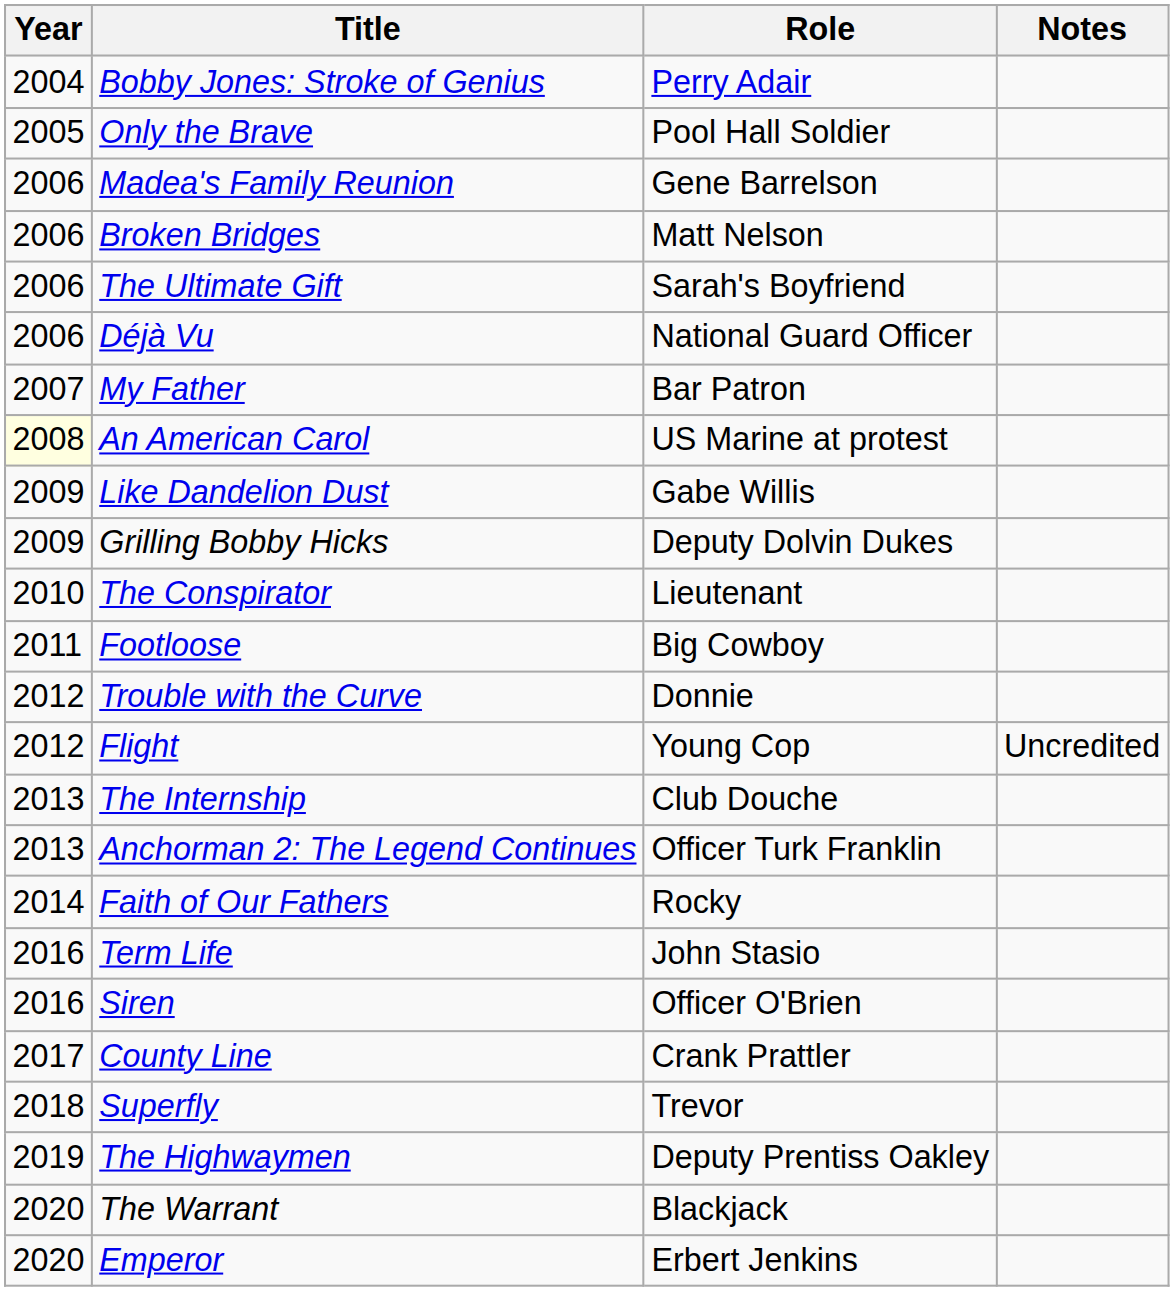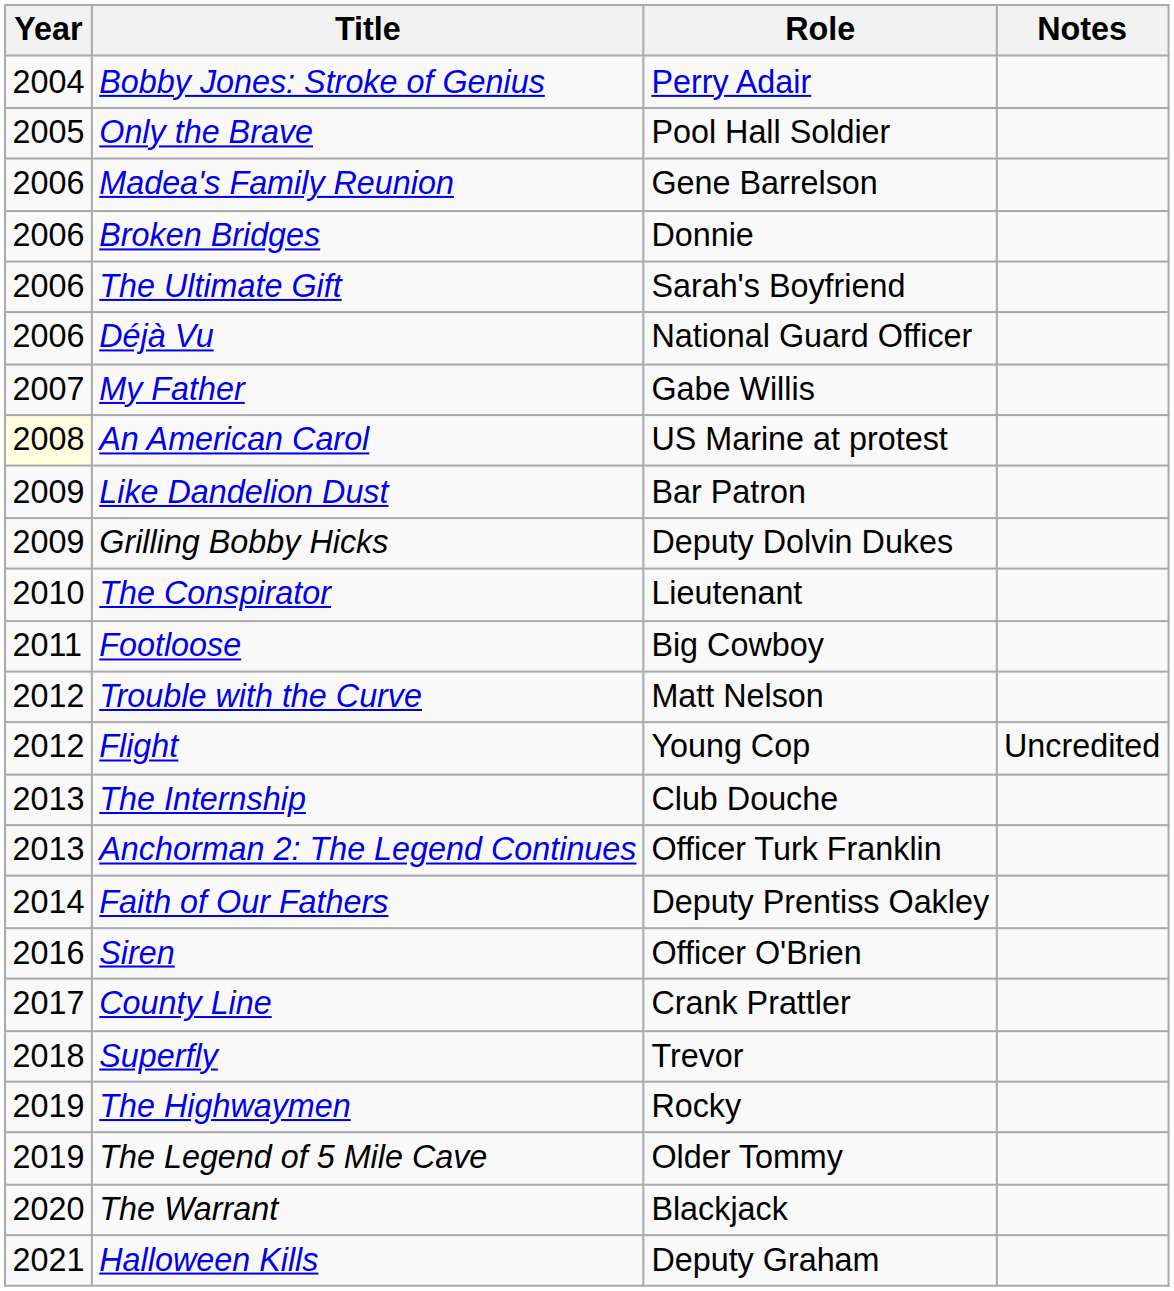(738, 235) Matt Nelson -> (703, 235) Donnie
(729, 388) Bar Patron -> (733, 388) Gabe Willis
(733, 491) Gabe Willis -> (729, 491) Bar Patron
(703, 696) Donnie -> (738, 696) Matt Nelson
(696, 901) Rocky -> (820, 901) Deputy Prentiss Oakley
- row: (166, 952)
(820, 1157) Deputy Prentiss Oakley -> (696, 1106) Rocky
+ row: (293, 1157)
- row: (161, 1260)
+ row: (209, 1260)
